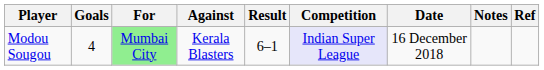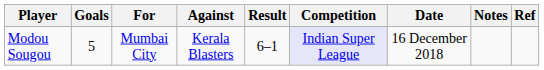(91, 45) 4 -> (91, 45) 5
(144, 45) lightgreen background -> (144, 45) no background
